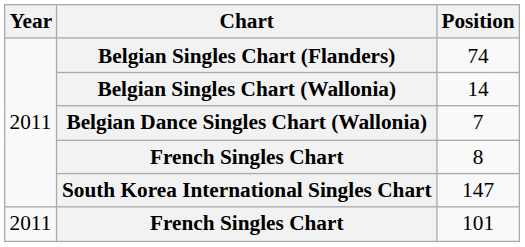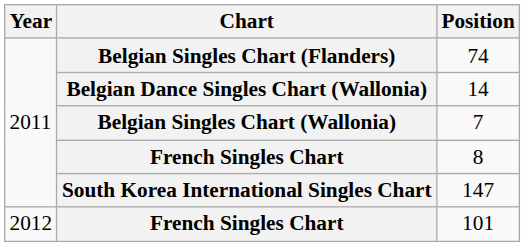(247, 88) Belgian Singles Chart (Wallonia) -> (247, 88) Belgian Dance Singles Chart (Wallonia)
(247, 122) Belgian Dance Singles Chart (Wallonia) -> (247, 122) Belgian Singles Chart (Wallonia)
(30, 223) 2011 -> (31, 223) 2012
